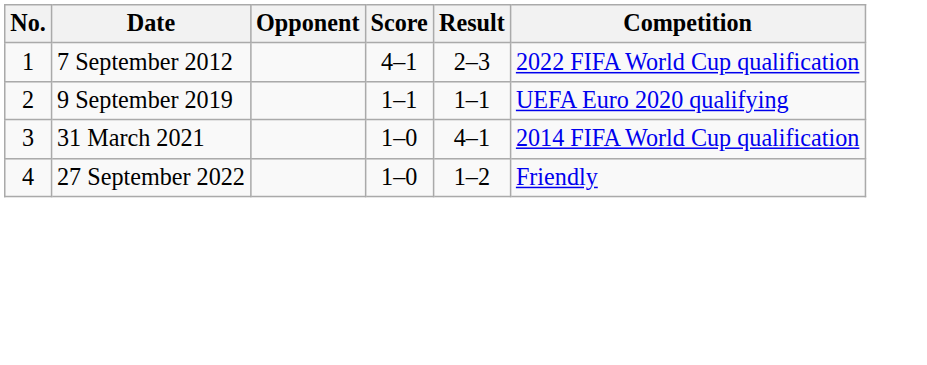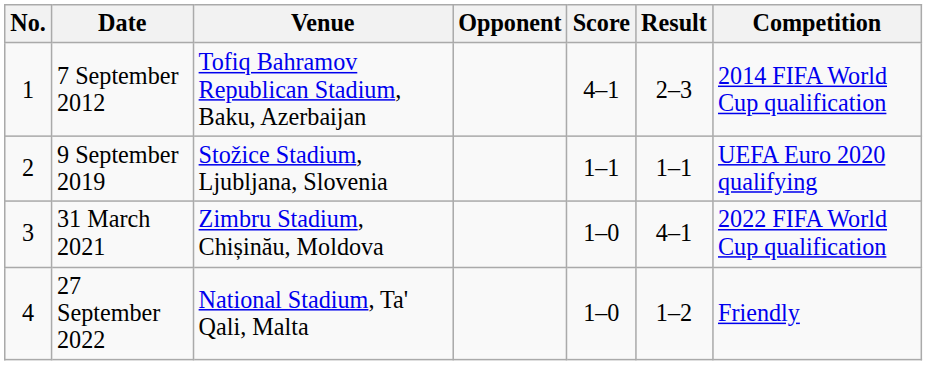+ column: (323, 23)
(688, 61) 2022 FIFA World Cup qualification -> (802, 89) 2014 FIFA World Cup qualification
(688, 138) 2014 FIFA World Cup qualification -> (802, 233) 2022 FIFA World Cup qualification
